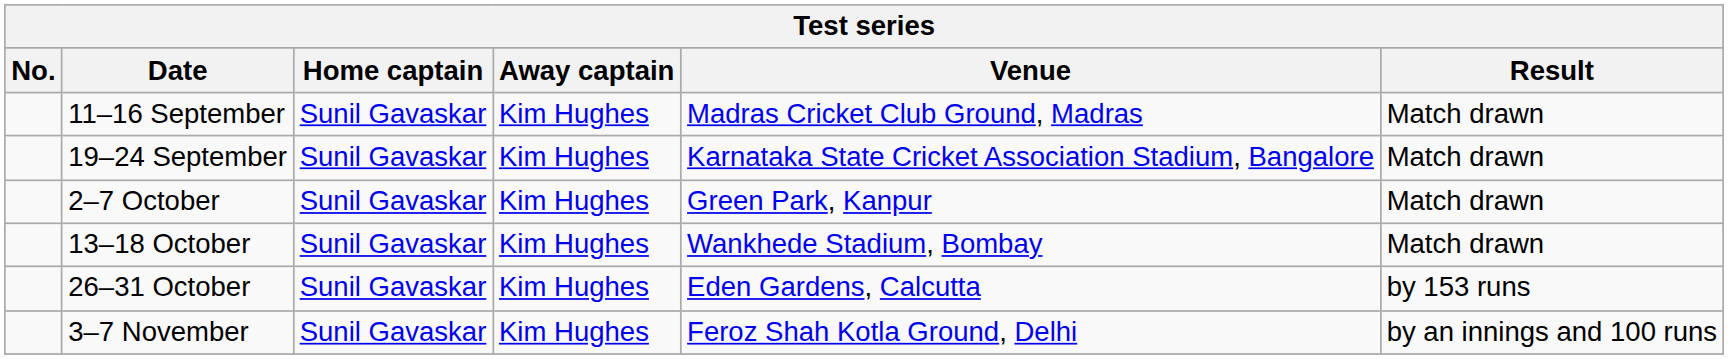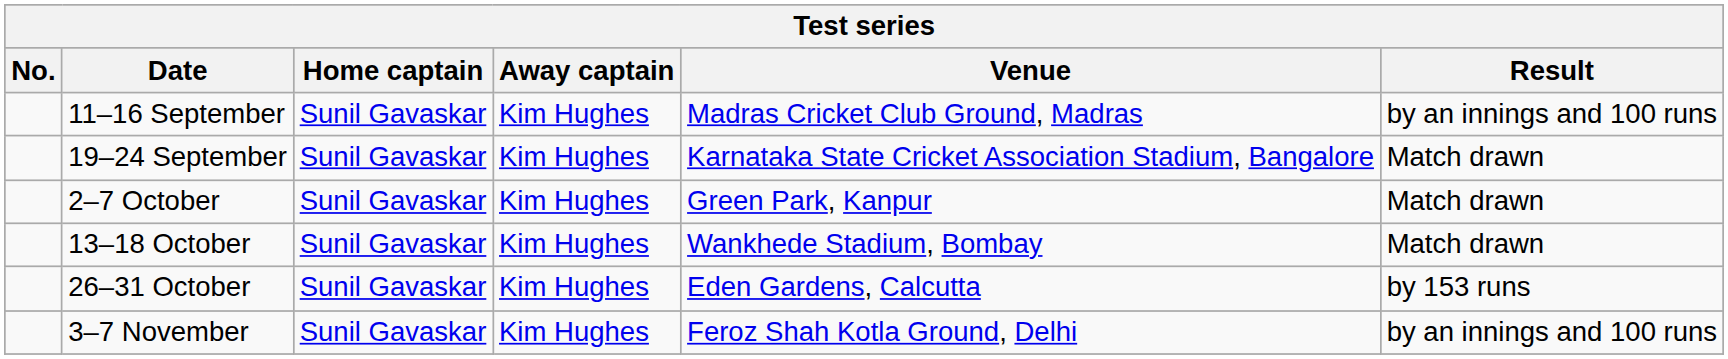(1465, 113) Match drawn -> (1552, 113) by an innings and 100 runs
